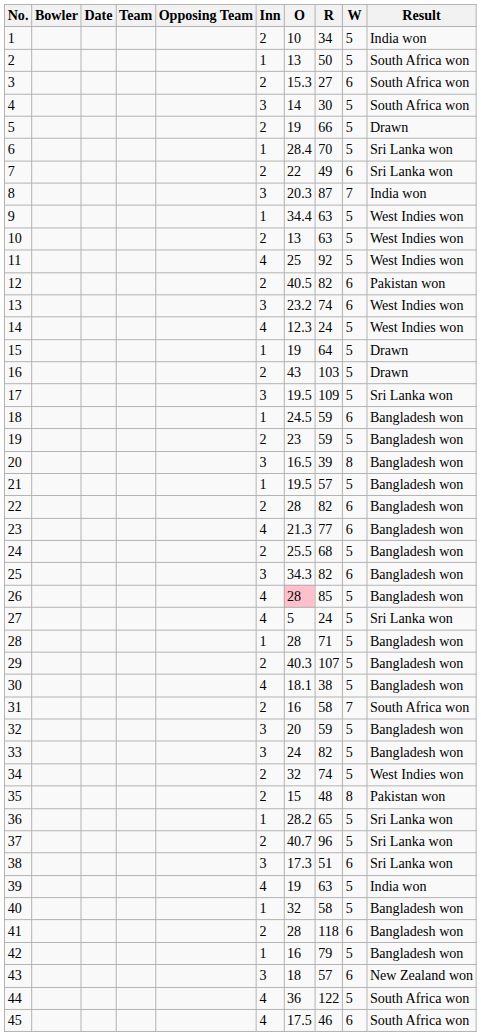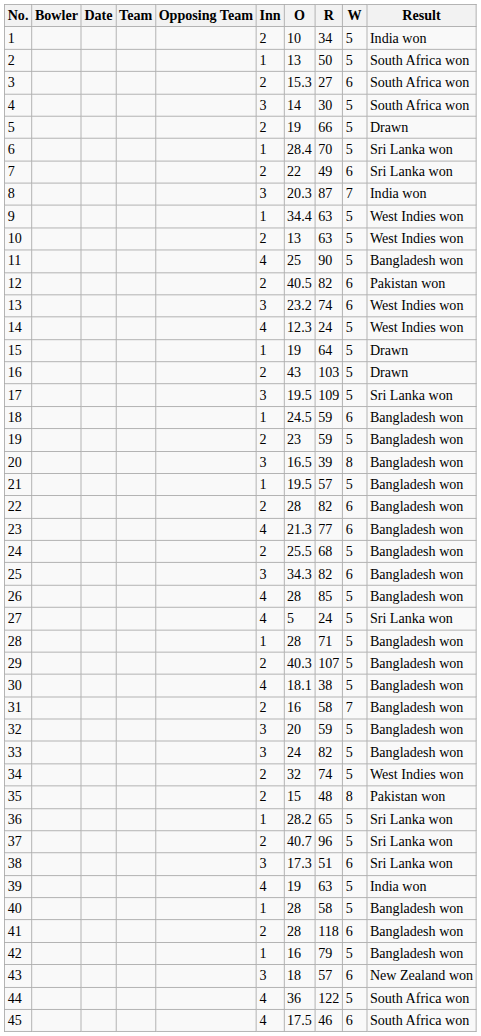(325, 261) 92 -> (325, 261) 90
(417, 261) West Indies won -> (417, 261) Bangladesh won
(294, 596) pink background -> (294, 596) no background
(420, 707) South Africa won -> (417, 707) Bangladesh won
(294, 908) 32 -> (294, 908) 28
